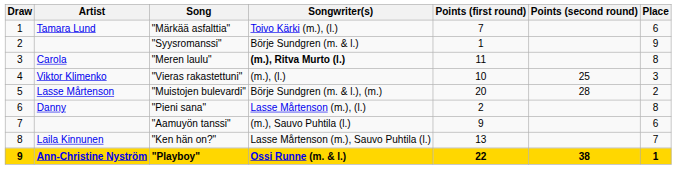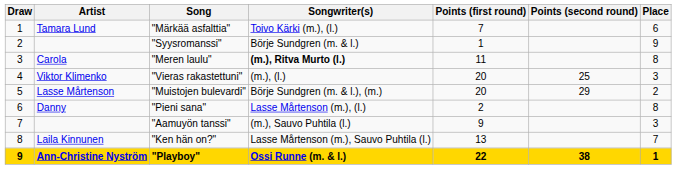(481, 76) 10 -> (481, 76) 20
(584, 92) 28 -> (584, 92) 29
(656, 124) 6 -> (656, 124) 3
